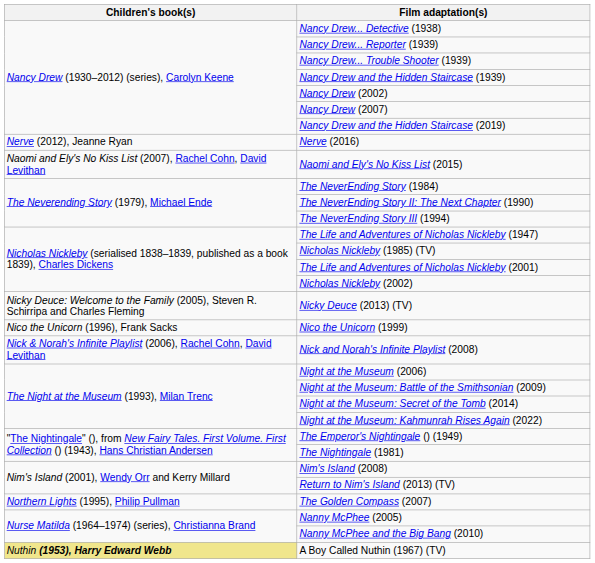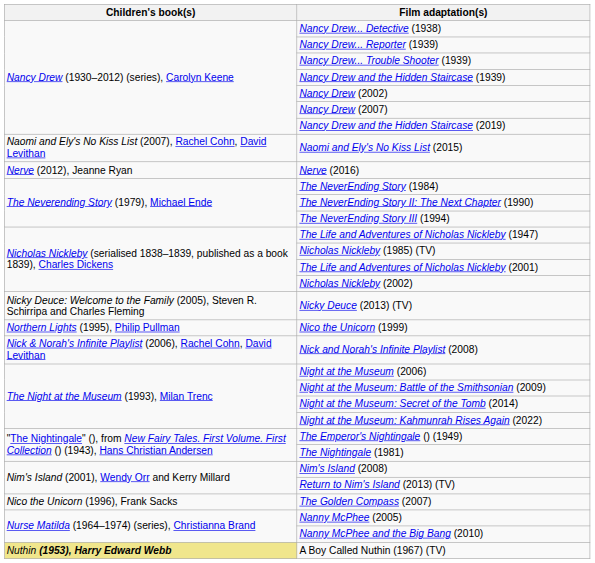rows swapped: (381, 164) <-> (329, 142)
(92, 327) Nico the Unicorn (1996), Frank Sacks -> (93, 327) Northern Lights (1995), Philip Pullman
(93, 501) Northern Lights (1995), Philip Pullman -> (92, 501) Nico the Unicorn (1996), Frank Sacks
